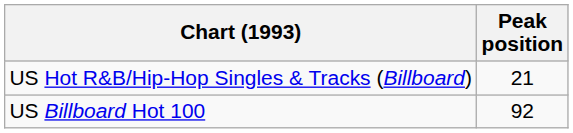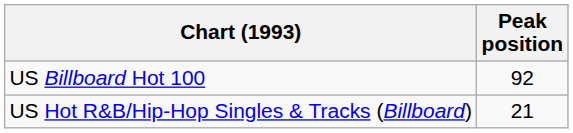rows swapped: (107, 111) <-> (241, 77)
